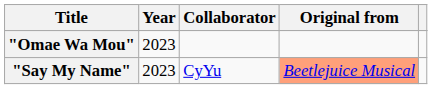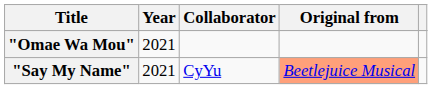(159, 44) 2023 -> (159, 44) 2021
(159, 70) 2023 -> (159, 70) 2021
